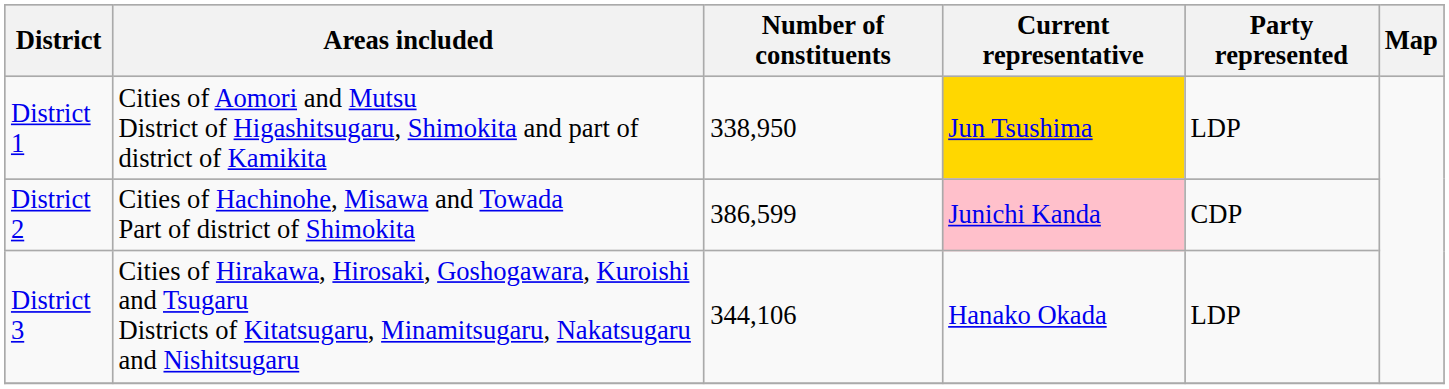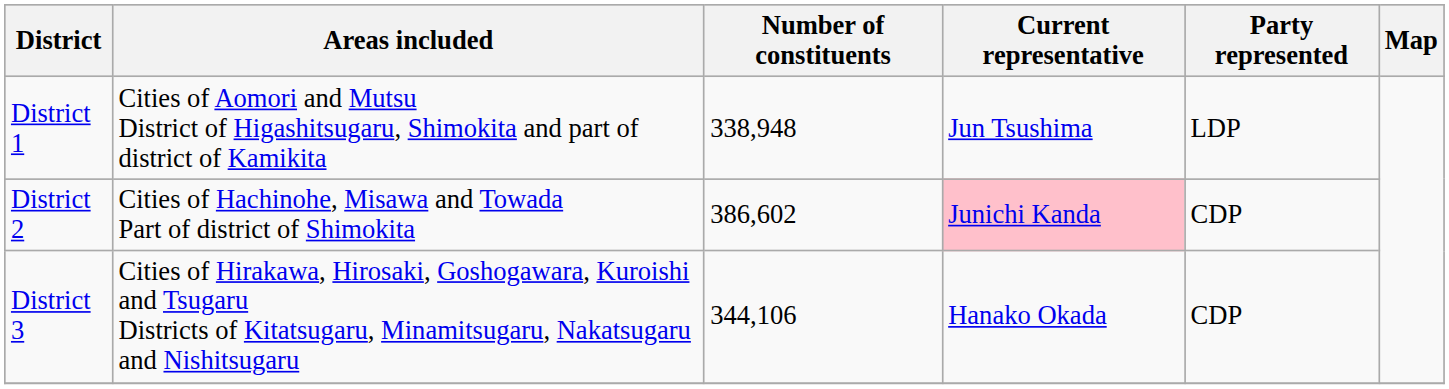(753, 127) 338,950 -> (753, 127) 338,948
(1020, 127) gold background -> (1020, 127) no background
(753, 214) 386,599 -> (753, 214) 386,602
(1216, 316) LDP -> (1216, 316) CDP
